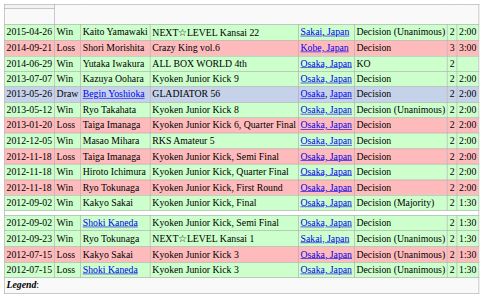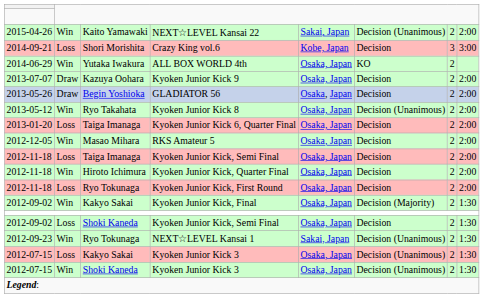(65, 79) Win -> (67, 79) Draw
(65, 187) Win -> (66, 187) Loss
(65, 223) Win -> (66, 223) Loss
(66, 270) Loss -> (65, 270) Win
